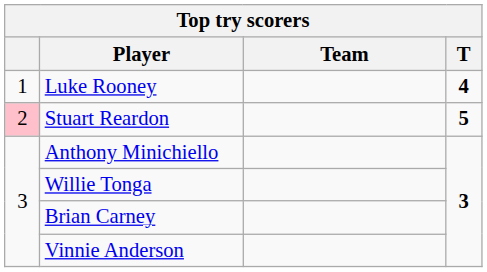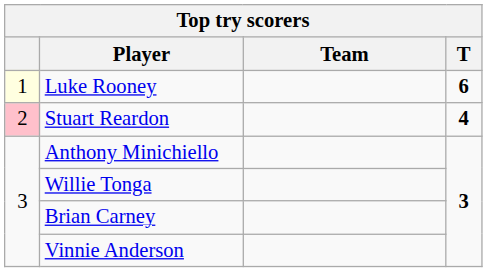(22, 86) no background -> (22, 86) lightyellow background
(464, 86) 4 -> (464, 86) 6
(464, 119) 5 -> (464, 119) 4
